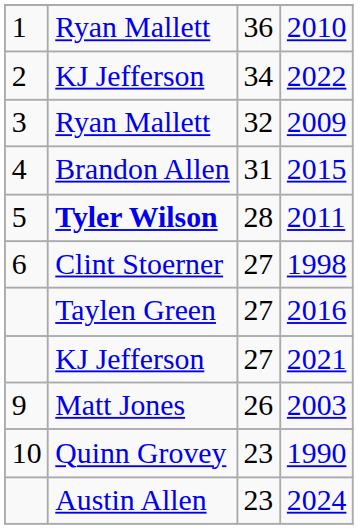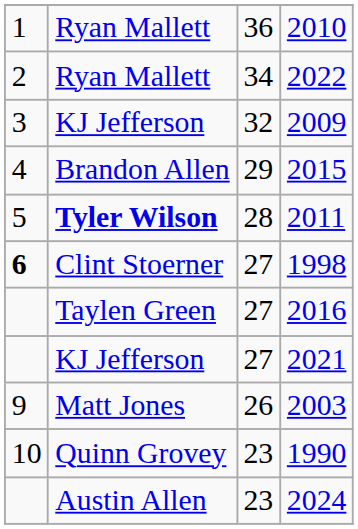(130, 75) KJ Jefferson -> (133, 75) Ryan Mallett
(133, 122) Ryan Mallett -> (130, 122) KJ Jefferson
(258, 169) 31 -> (258, 169) 29
(19, 264) normal -> (19, 264) bold
